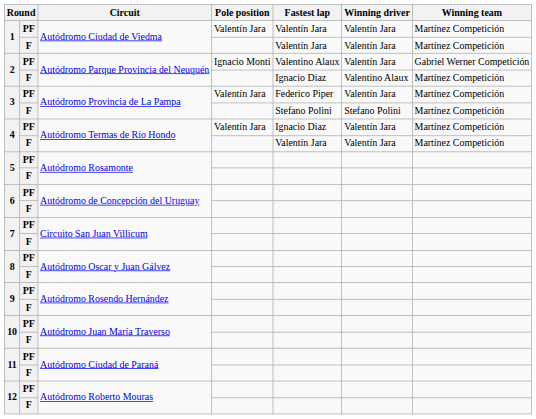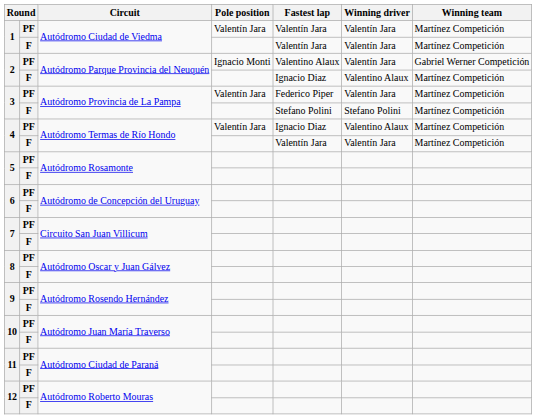(370, 126) Valentín Jara -> (376, 126) Valentino Alaux
